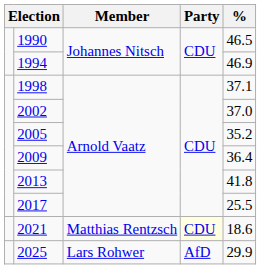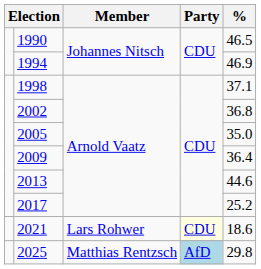(239, 110) 37.0 -> (239, 110) 36.8
(239, 134) 35.2 -> (239, 134) 35.0
(239, 181) 41.8 -> (239, 181) 44.6
(239, 205) 25.5 -> (239, 205) 25.2
(122, 228) Matthias Rentzsch -> (105, 228) Lars Rohwer
(105, 252) Lars Rohwer -> (122, 252) Matthias Rentzsch
(197, 252) no background -> (197, 252) lightblue background
(239, 252) 29.9 -> (239, 252) 29.8
